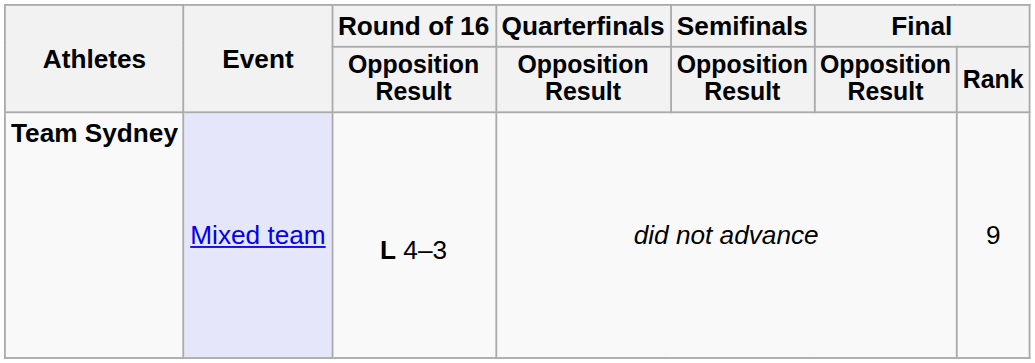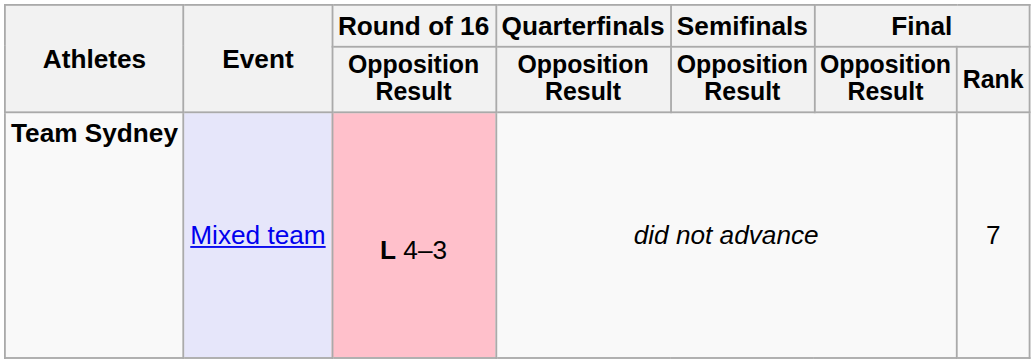(414, 250) no background -> (414, 250) pink background
(993, 236) 9 -> (993, 236) 7
